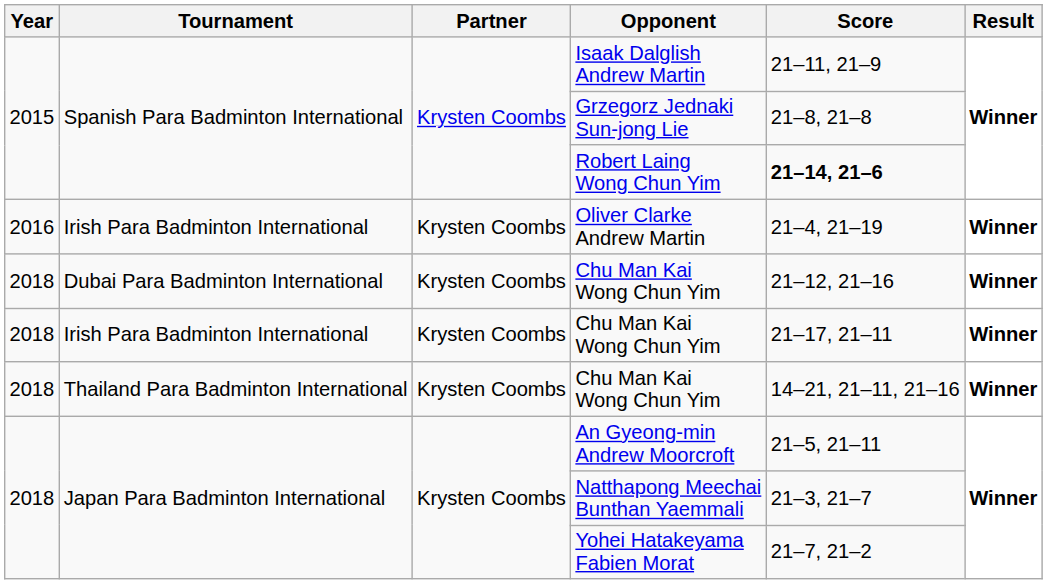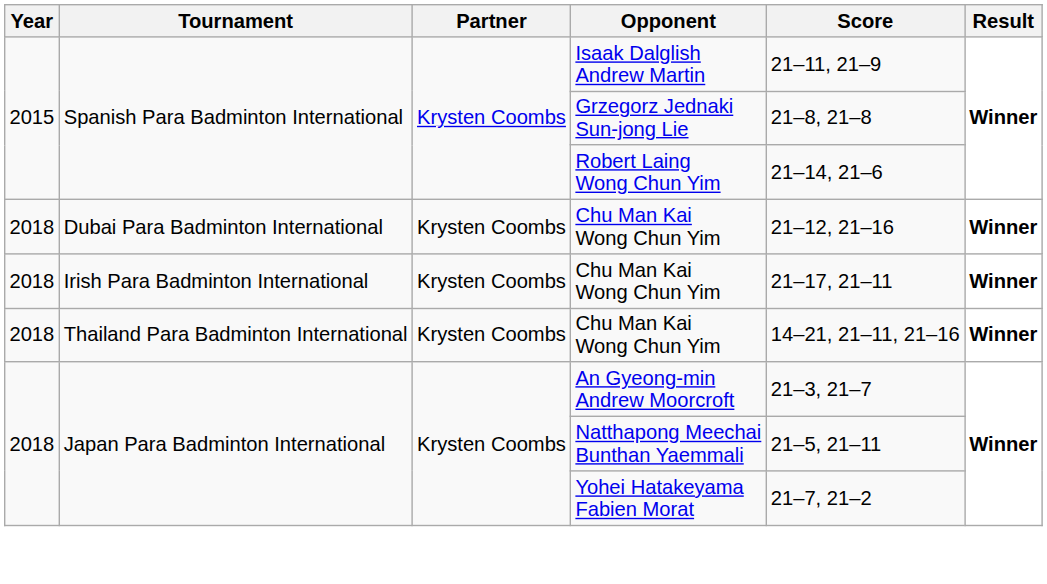(827, 173) bold -> (827, 173) normal
- row: (216, 227)
(826, 444) 21–5, 21–11 -> (821, 390) 21–3, 21–7
(821, 498) 21–3, 21–7 -> (826, 444) 21–5, 21–11
